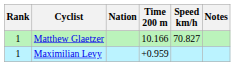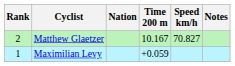(18, 38) 1 -> (18, 38) 2
(155, 38) 10.166 -> (155, 38) 10.167
(155, 54) +0.959 -> (155, 54) +0.059
